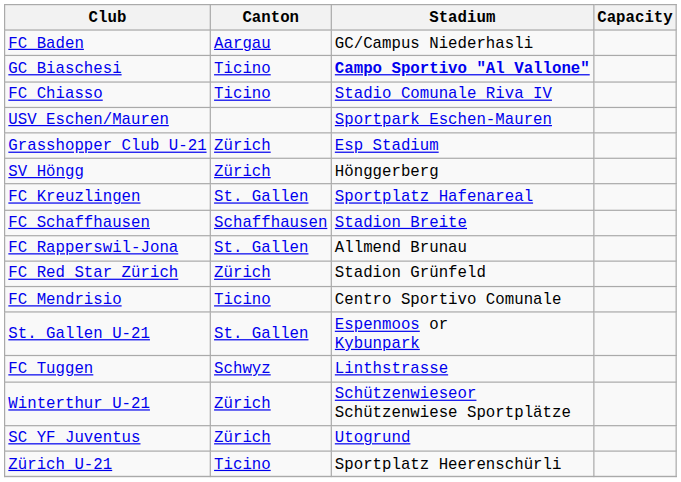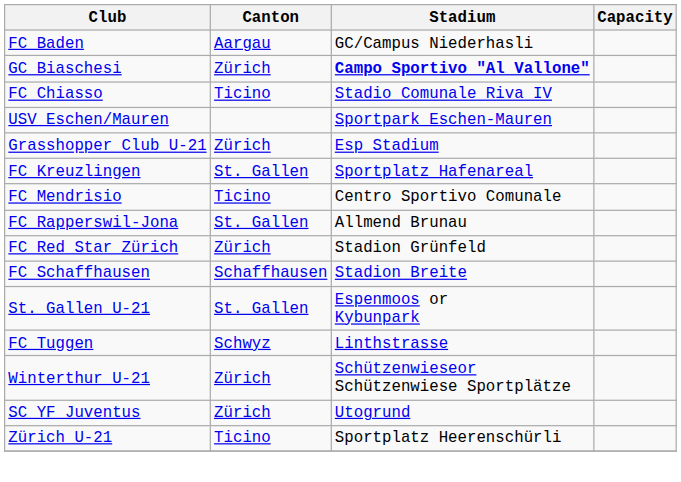(242, 69) Ticino -> (242, 69) Zürich
- row: (46, 171)
rows swapped: (65, 299) <-> (79, 223)
